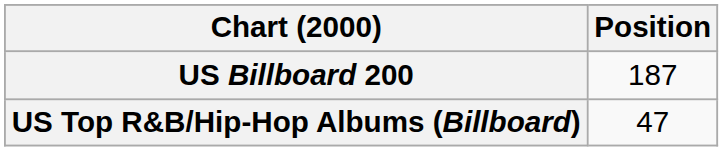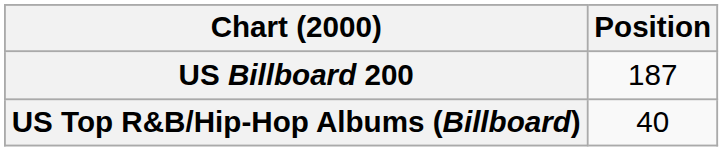(653, 121) 47 -> (653, 121) 40
